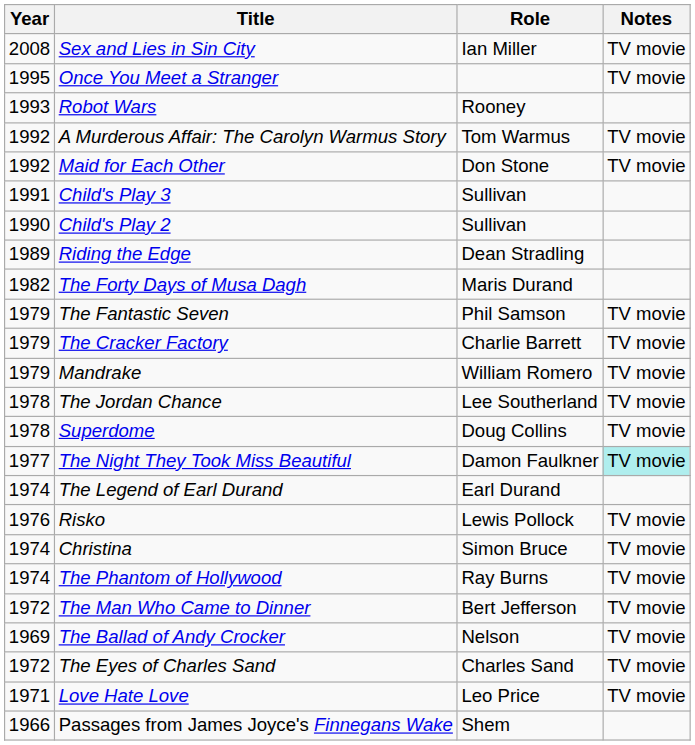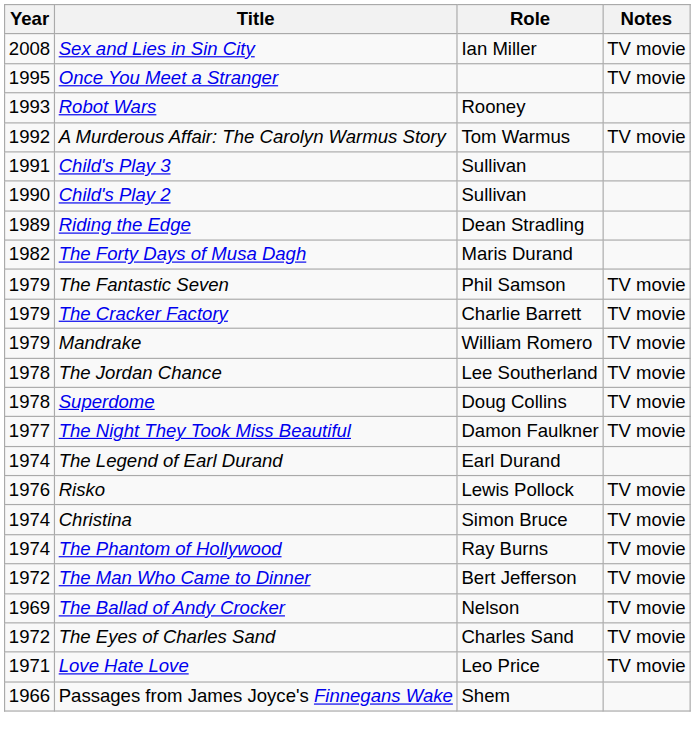- row: (142, 166)
(646, 460) paleturquoise background -> (646, 431) no background
